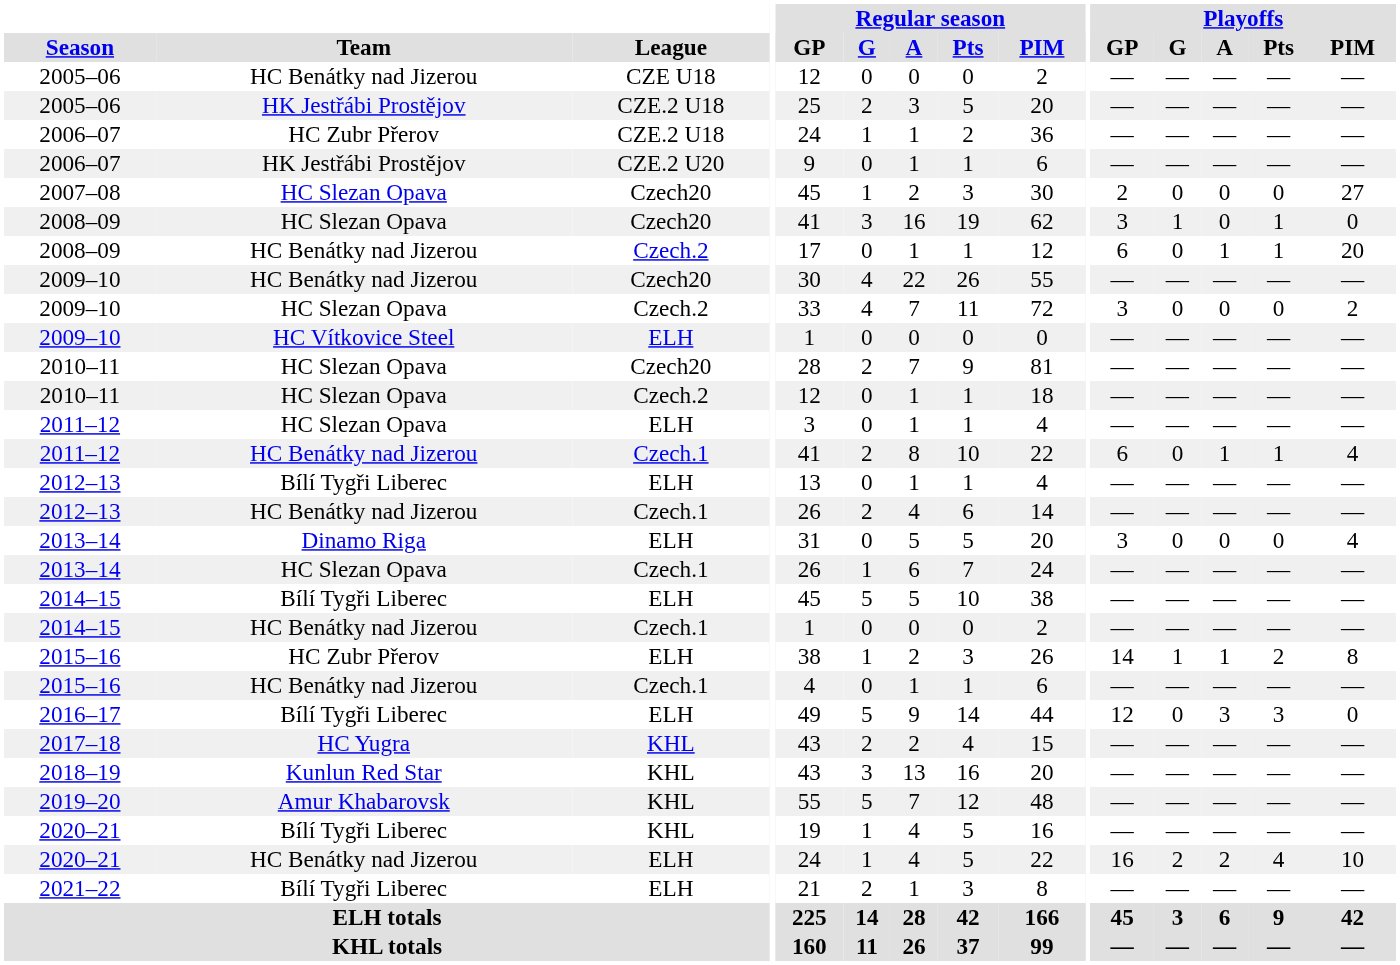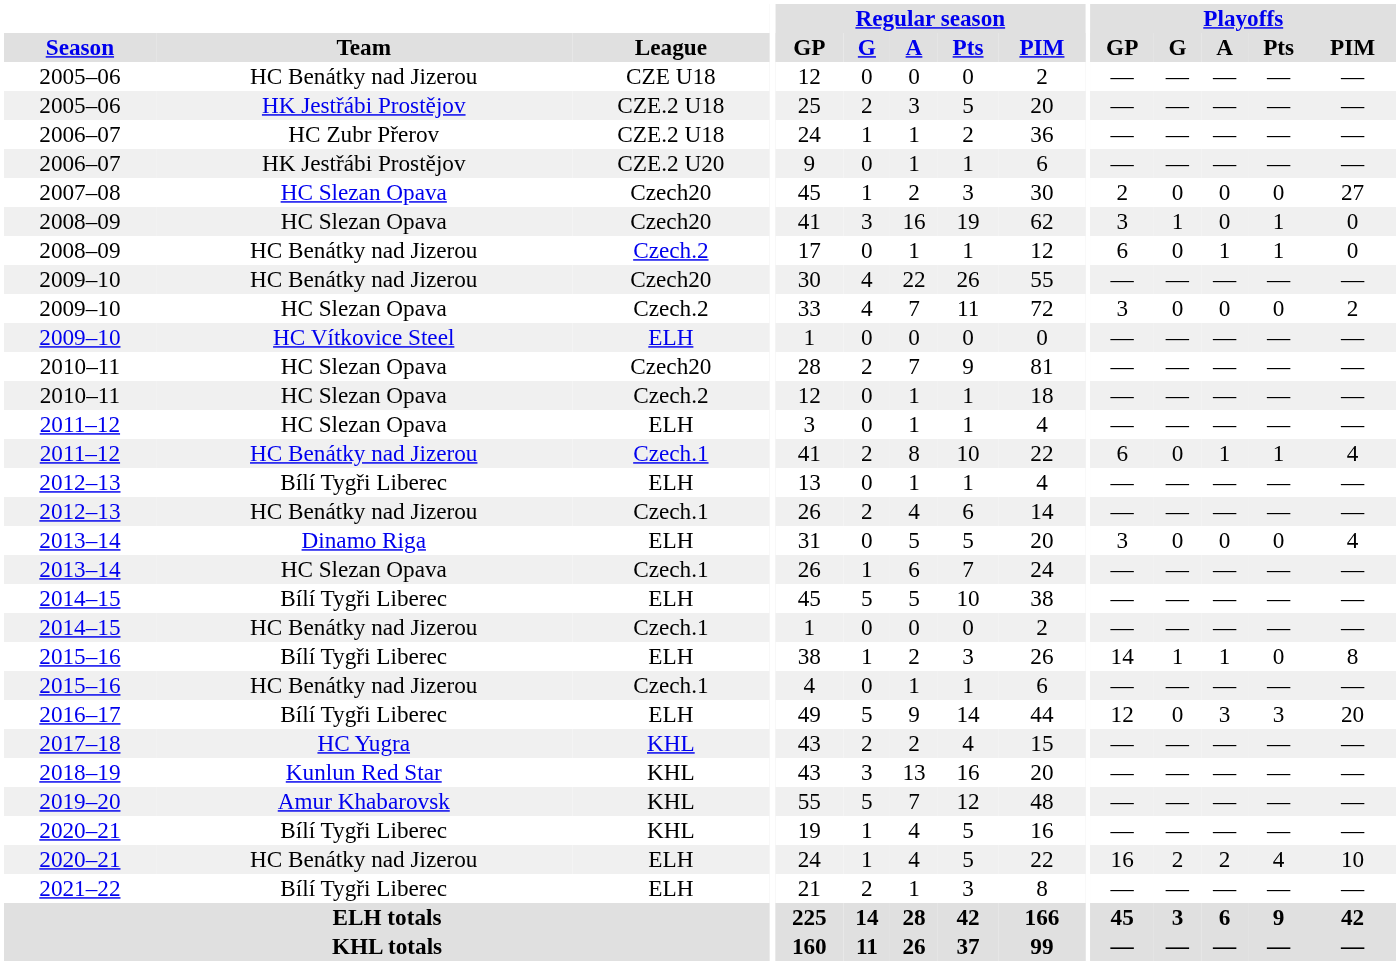(1353, 250) 20 -> (1353, 250) 0
(364, 656) HC Zubr Přerov -> (364, 656) Bílí Tygři Liberec
(1279, 656) 2 -> (1279, 656) 0
(1353, 714) 0 -> (1353, 714) 20
